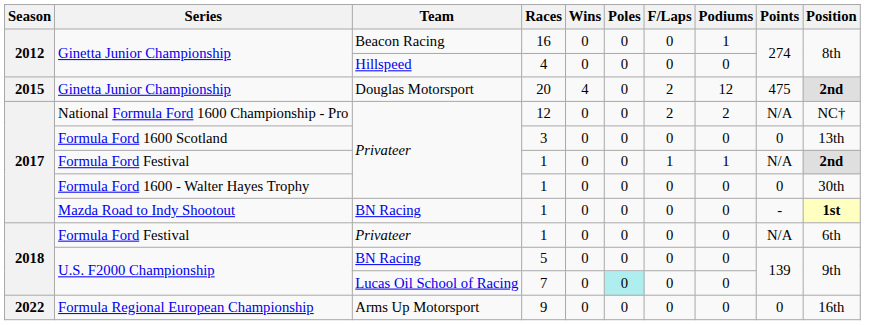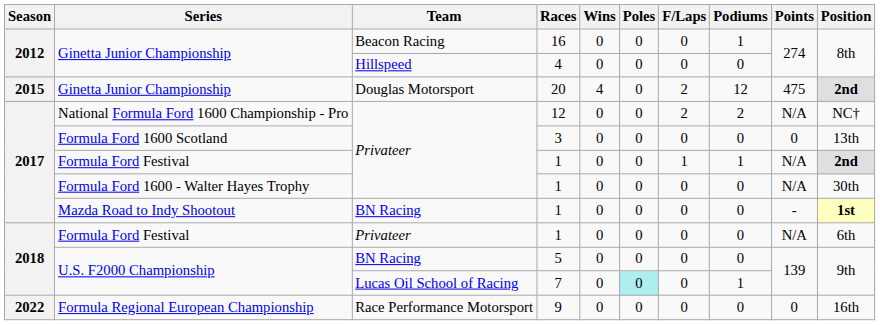(780, 186) 0 -> (794, 186) N/A
(726, 283) 0 -> (740, 283) 1
(417, 307) Arms Up Motorsport -> (444, 307) Race Performance Motorsport
